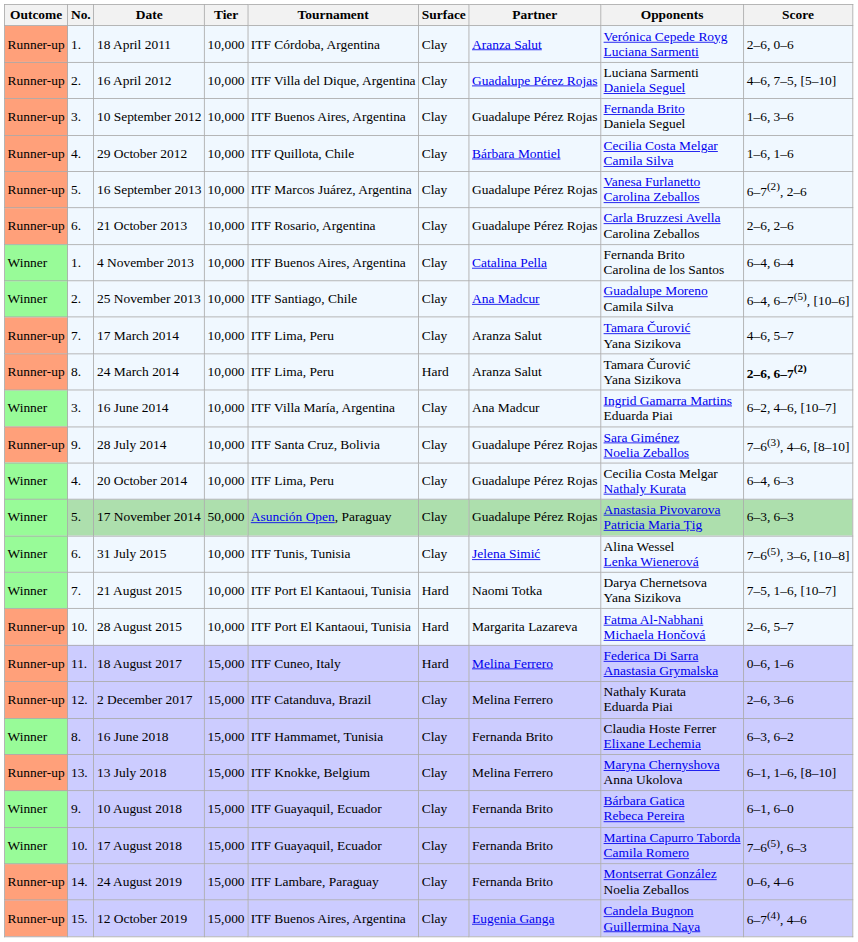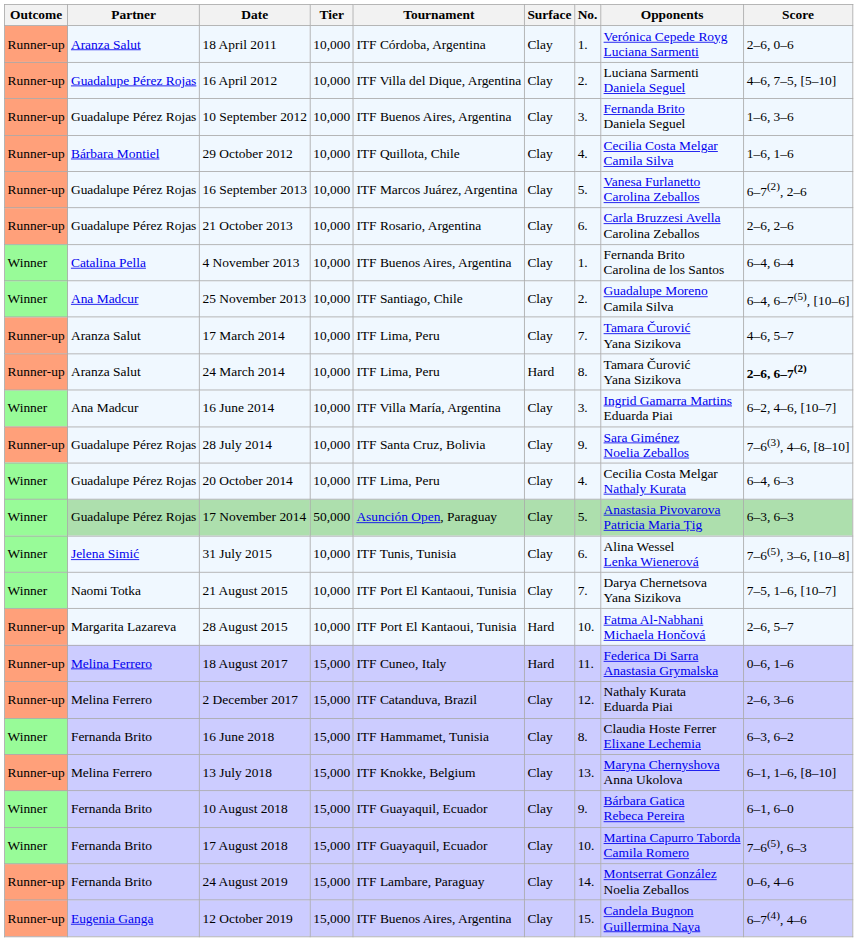columns swapped: (81, 15) <-> (535, 15)
(435, 590) Hard -> (540, 590) Clay
